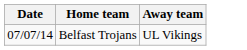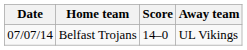+ column: (158, 14)
